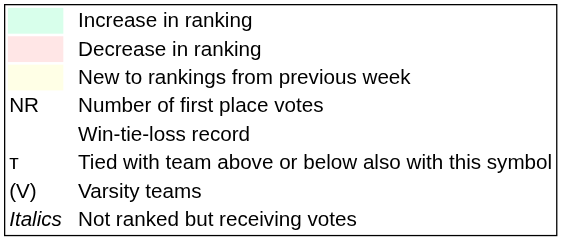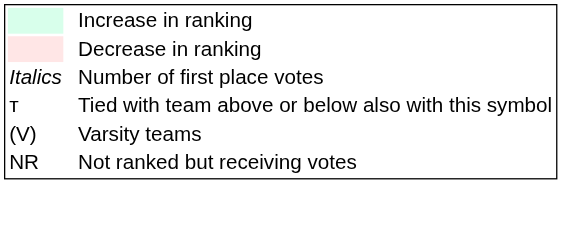- row: (244, 77)
(24, 105) NR -> (36, 77) Italics
- row: (164, 134)
(36, 219) Italics -> (24, 162) NR
